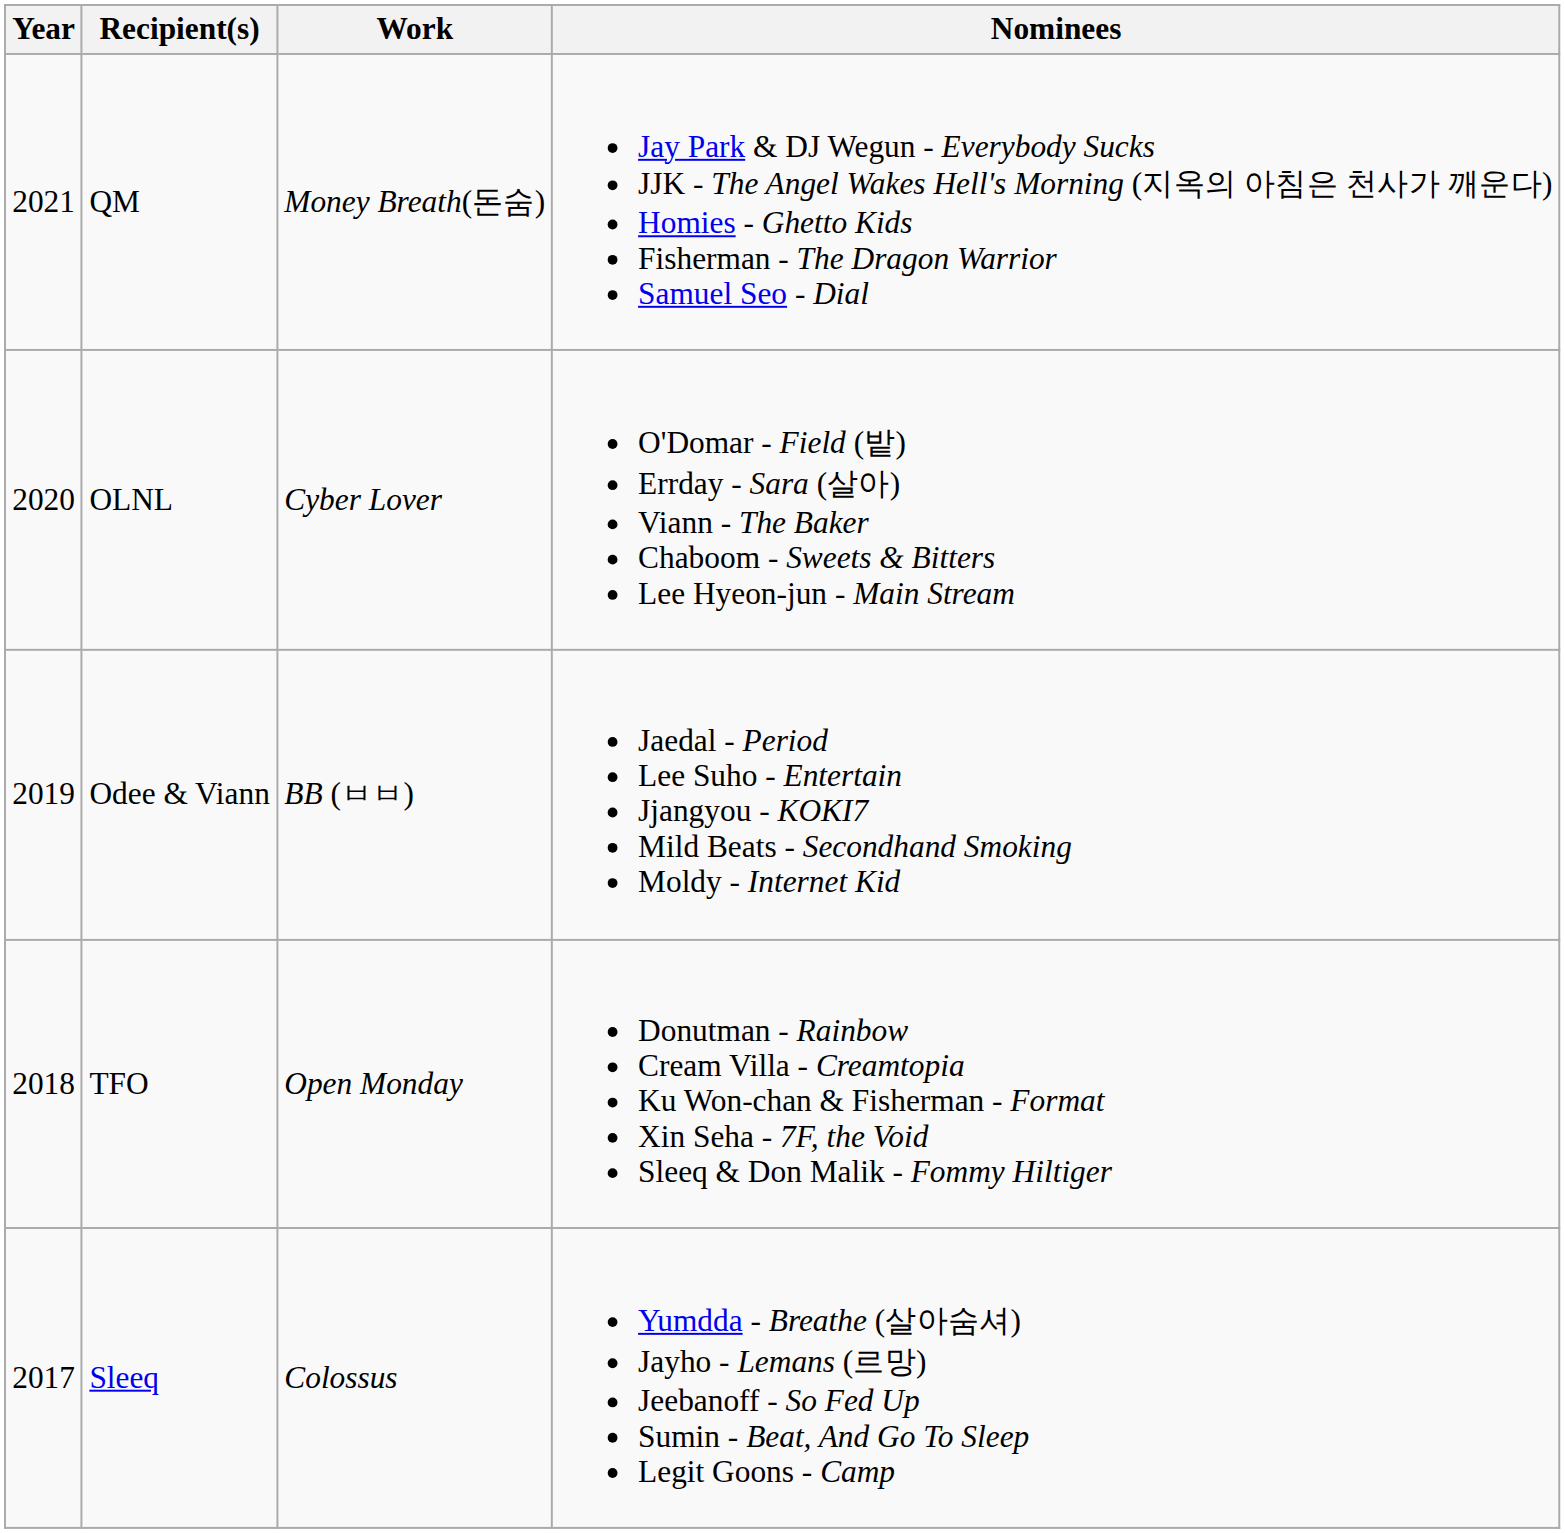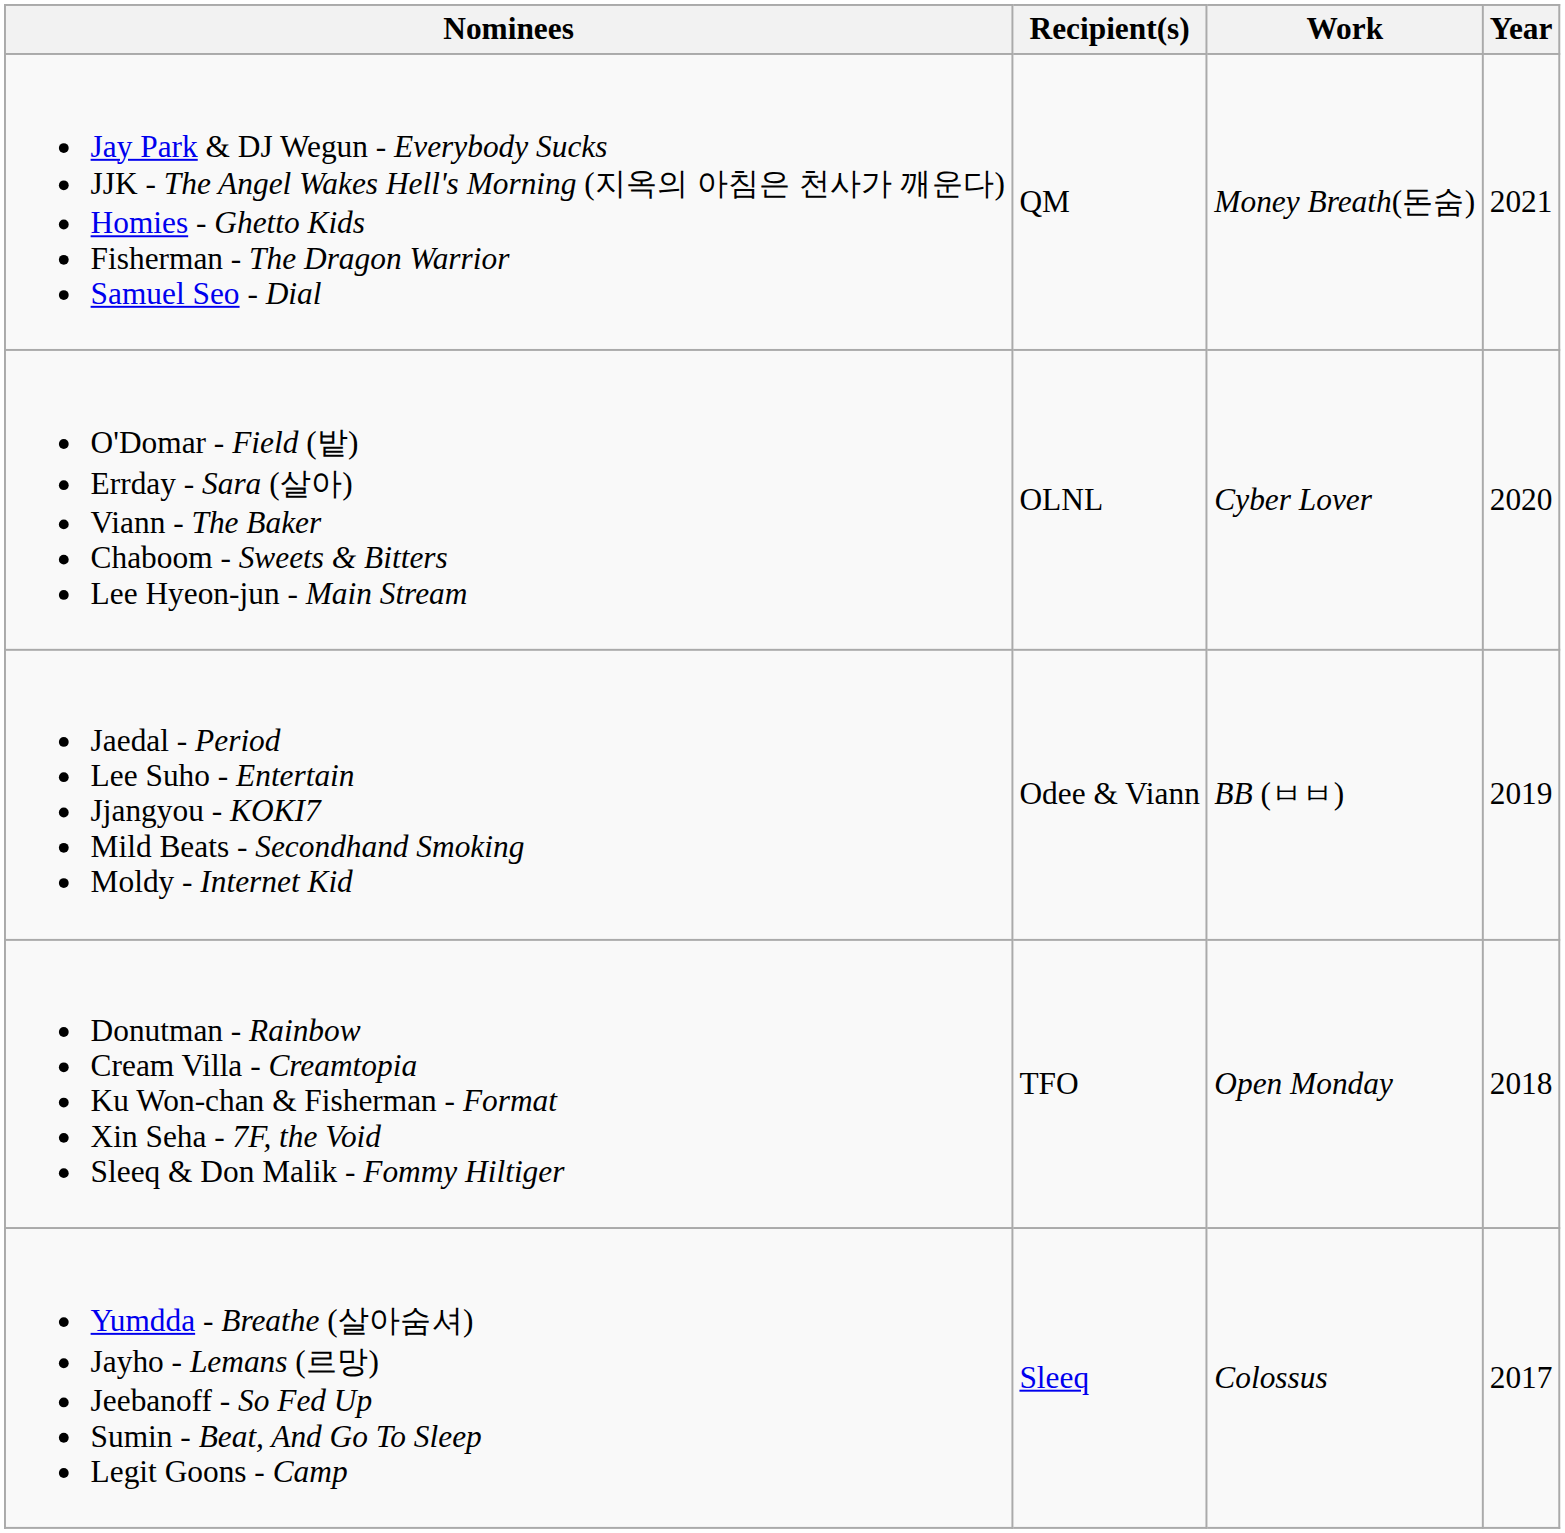columns swapped: (44, 29) <-> (1056, 29)
